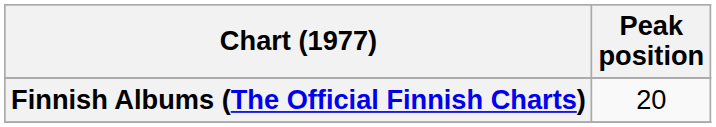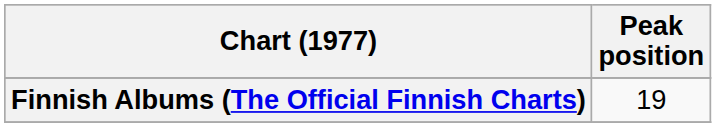(651, 99) 20 -> (651, 99) 19
